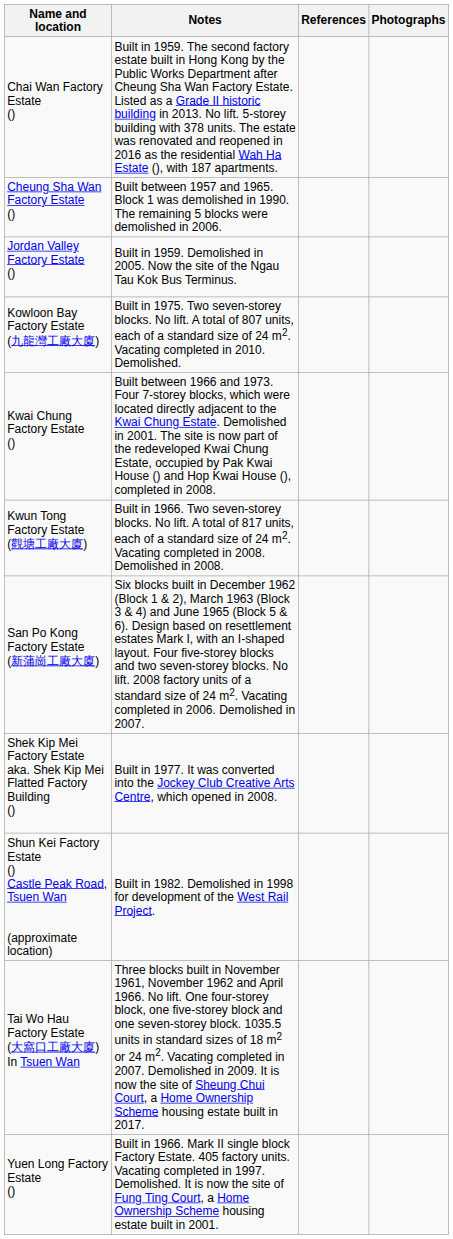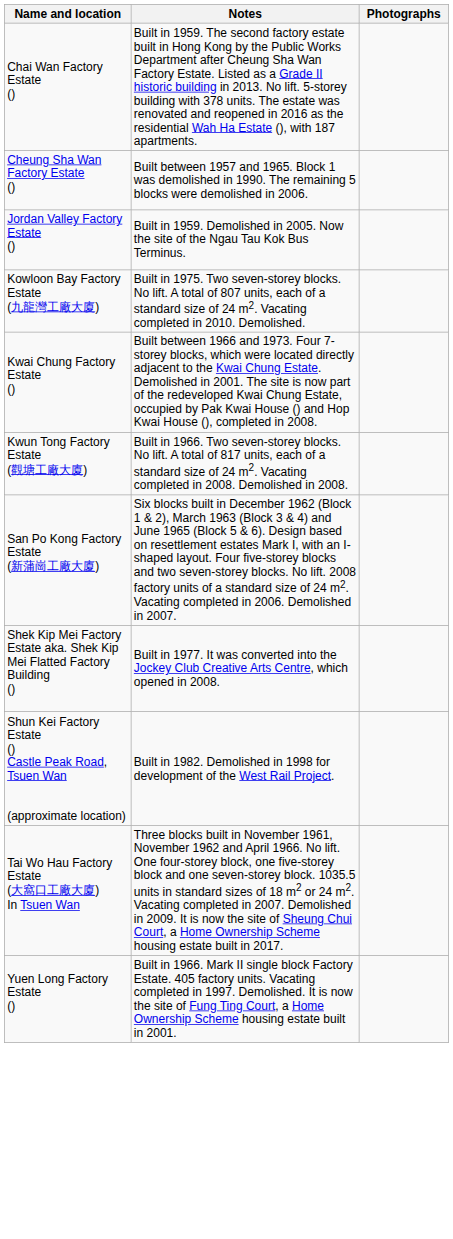- column: (334, 20)
